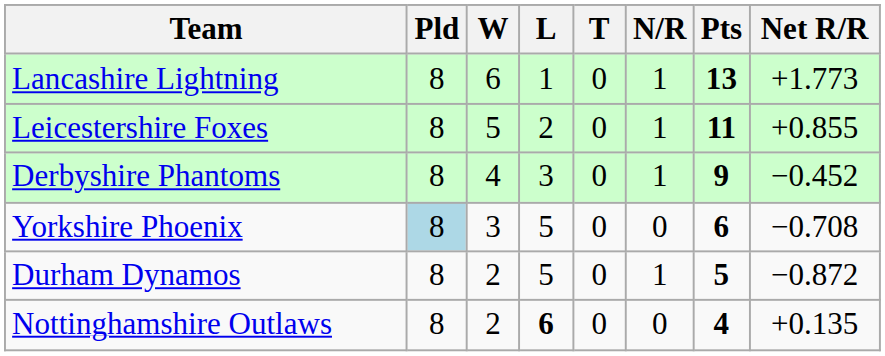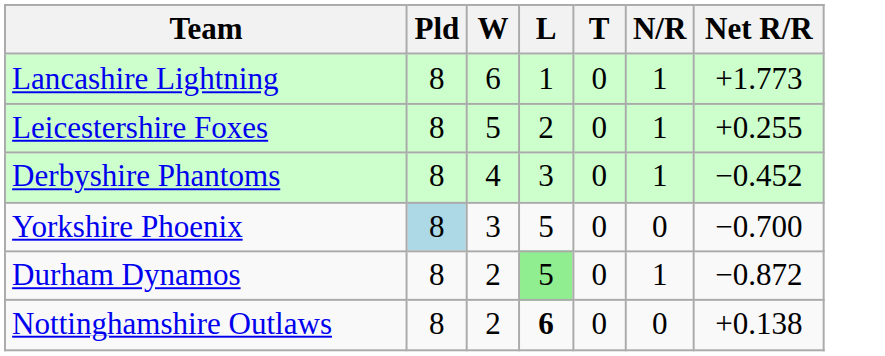- column: (721, 29)
(815, 127) +0.855 -> (759, 127) +0.255
(815, 226) −0.708 -> (759, 226) −0.700
(546, 275) no background -> (546, 275) lightgreen background
(815, 324) +0.135 -> (759, 324) +0.138
